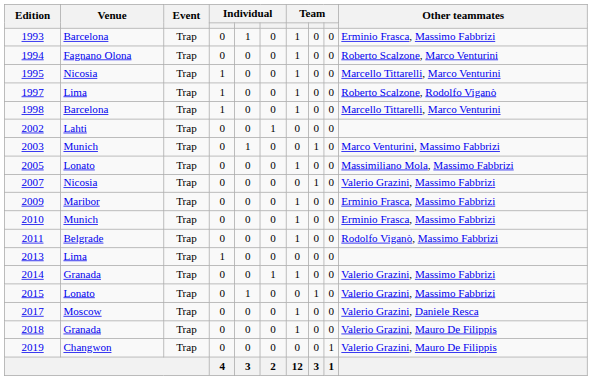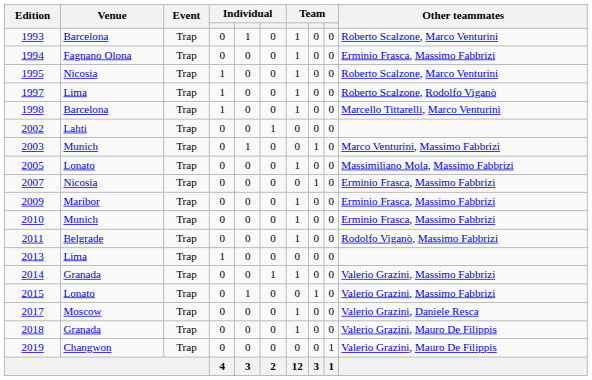(418, 37) Erminio Frasca, Massimo Fabbrizi -> (420, 37) Roberto Scalzone, Marco Venturini
(420, 55) Roberto Scalzone, Marco Venturini -> (418, 55) Erminio Frasca, Massimo Fabbrizi
(421, 74) Marcello Tittarelli, Marco Venturini -> (420, 74) Roberto Scalzone, Marco Venturini
(418, 183) Valerio Grazini, Massimo Fabbrizi -> (418, 183) Erminio Frasca, Massimo Fabbrizi
